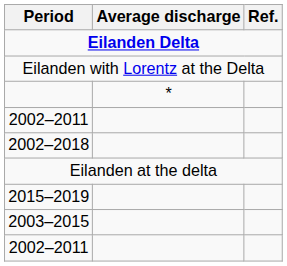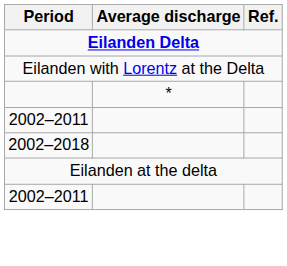- row: (49, 196)
- row: (49, 222)
